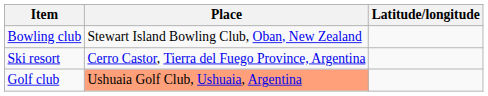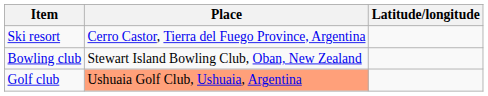rows swapped: (44, 36) <-> (34, 58)
